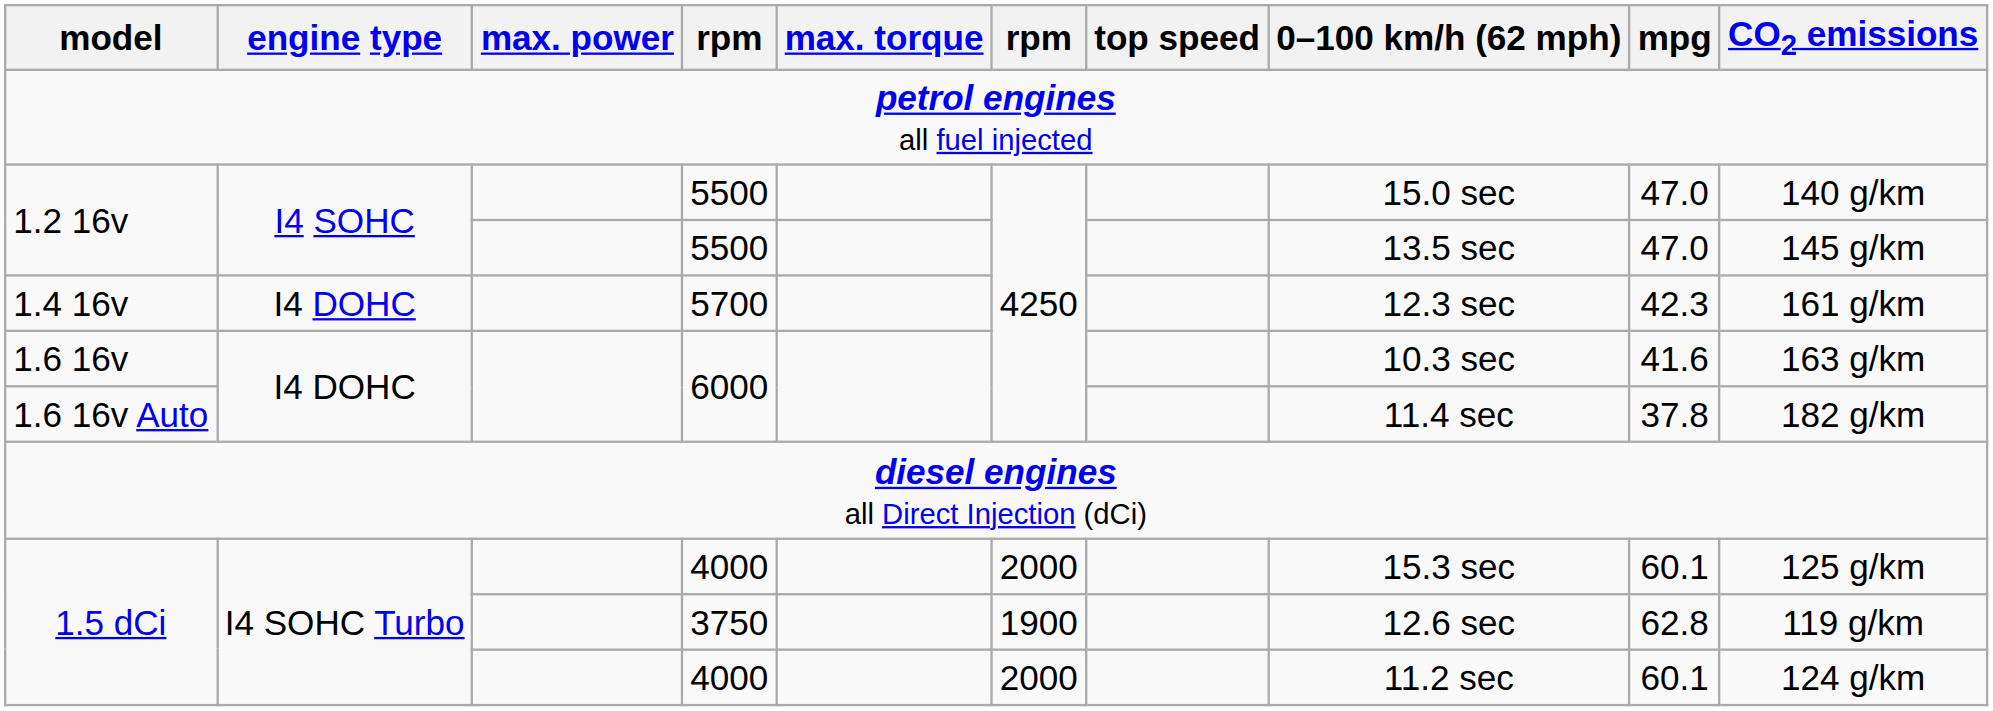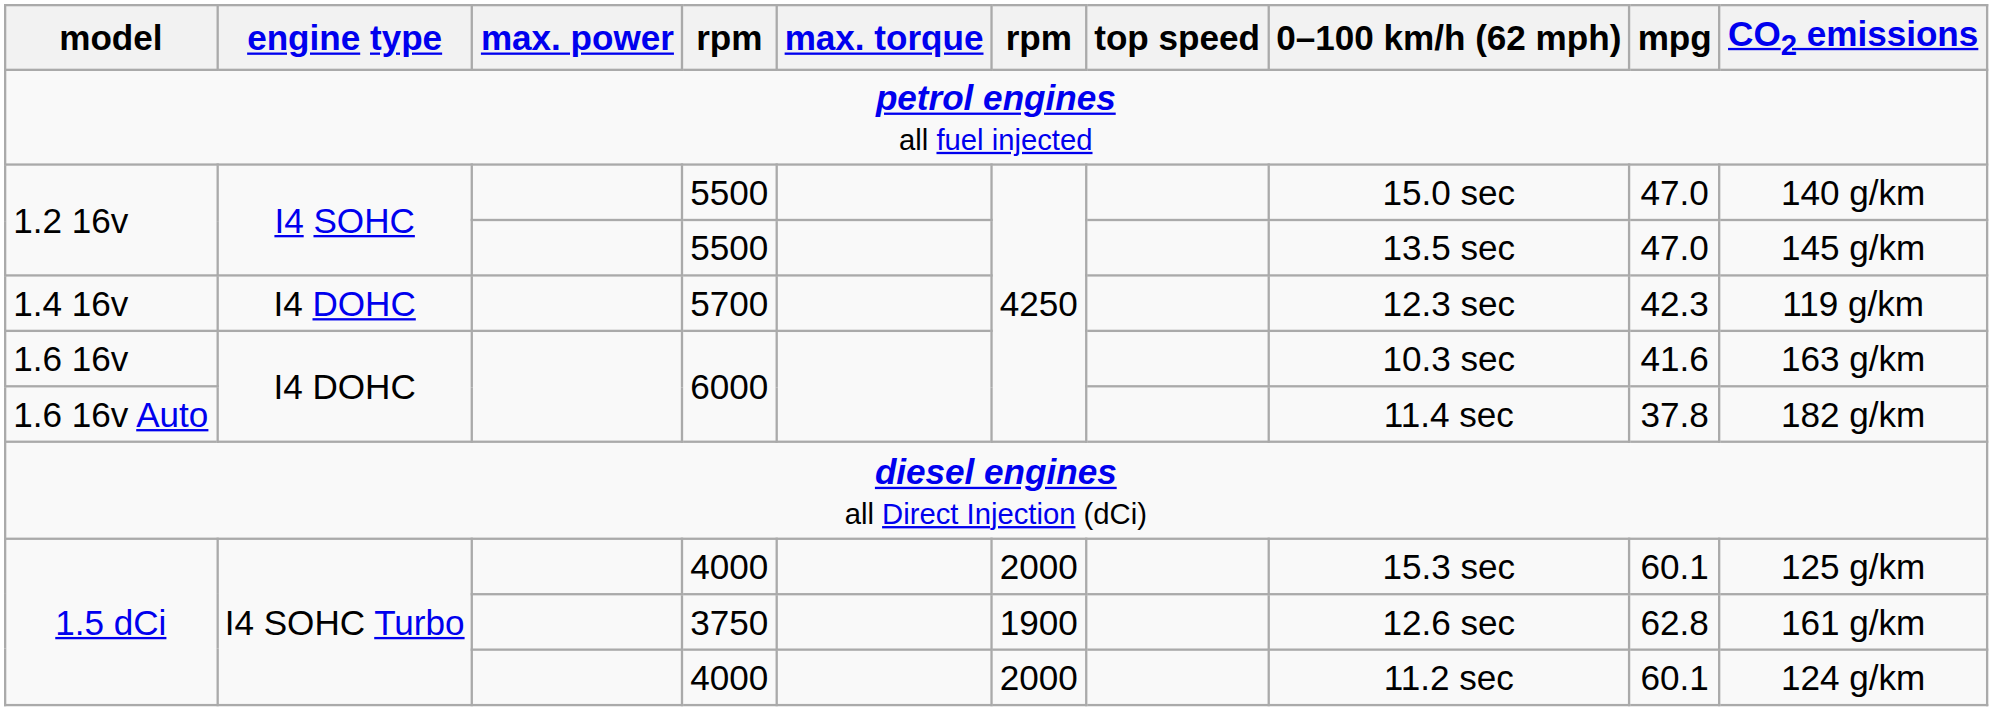(1853, 304) 161 g/km -> (1853, 304) 119 g/km
(1853, 621) 119 g/km -> (1853, 621) 161 g/km
